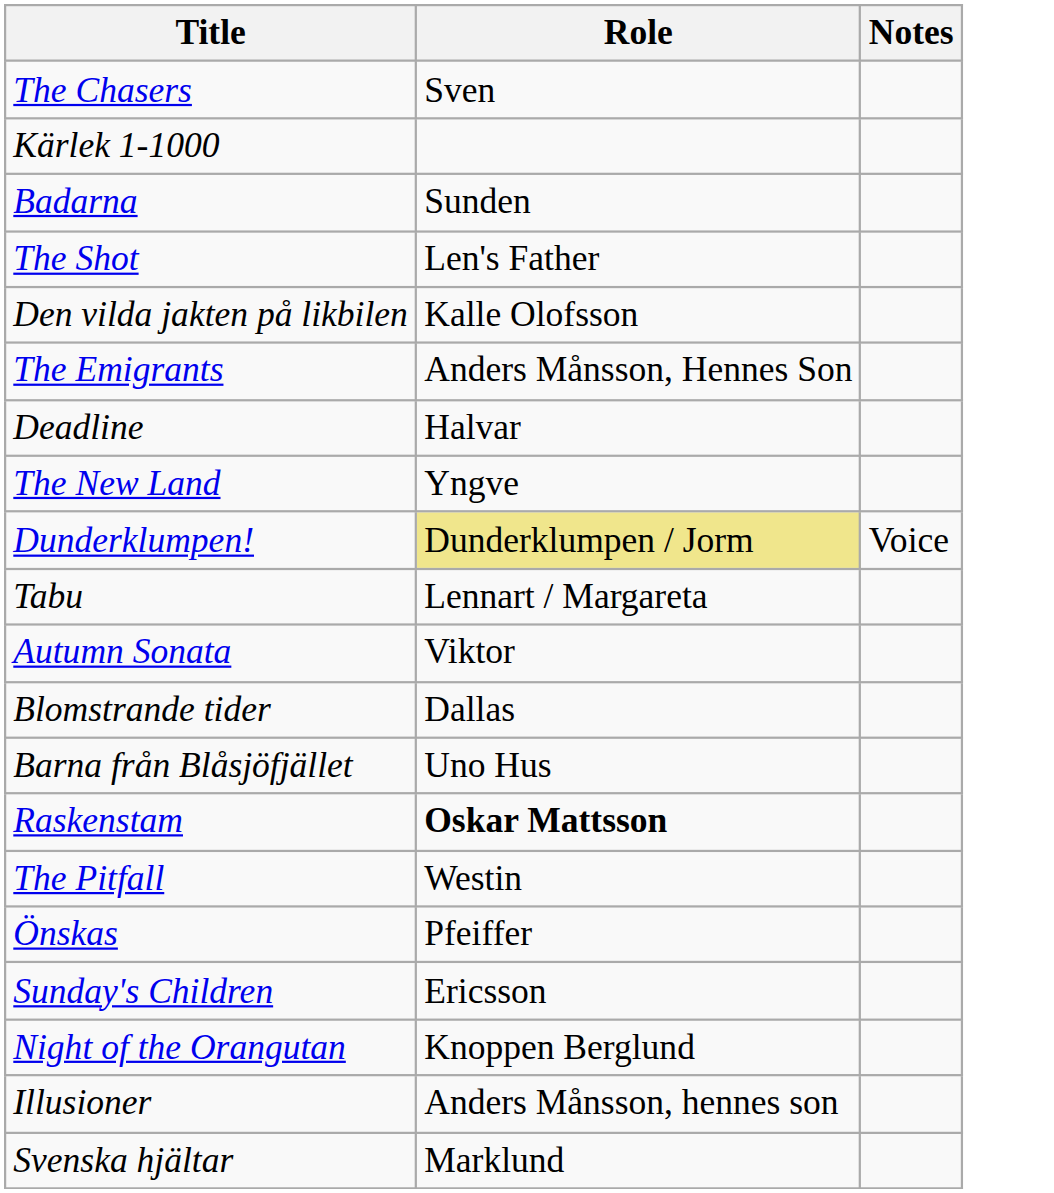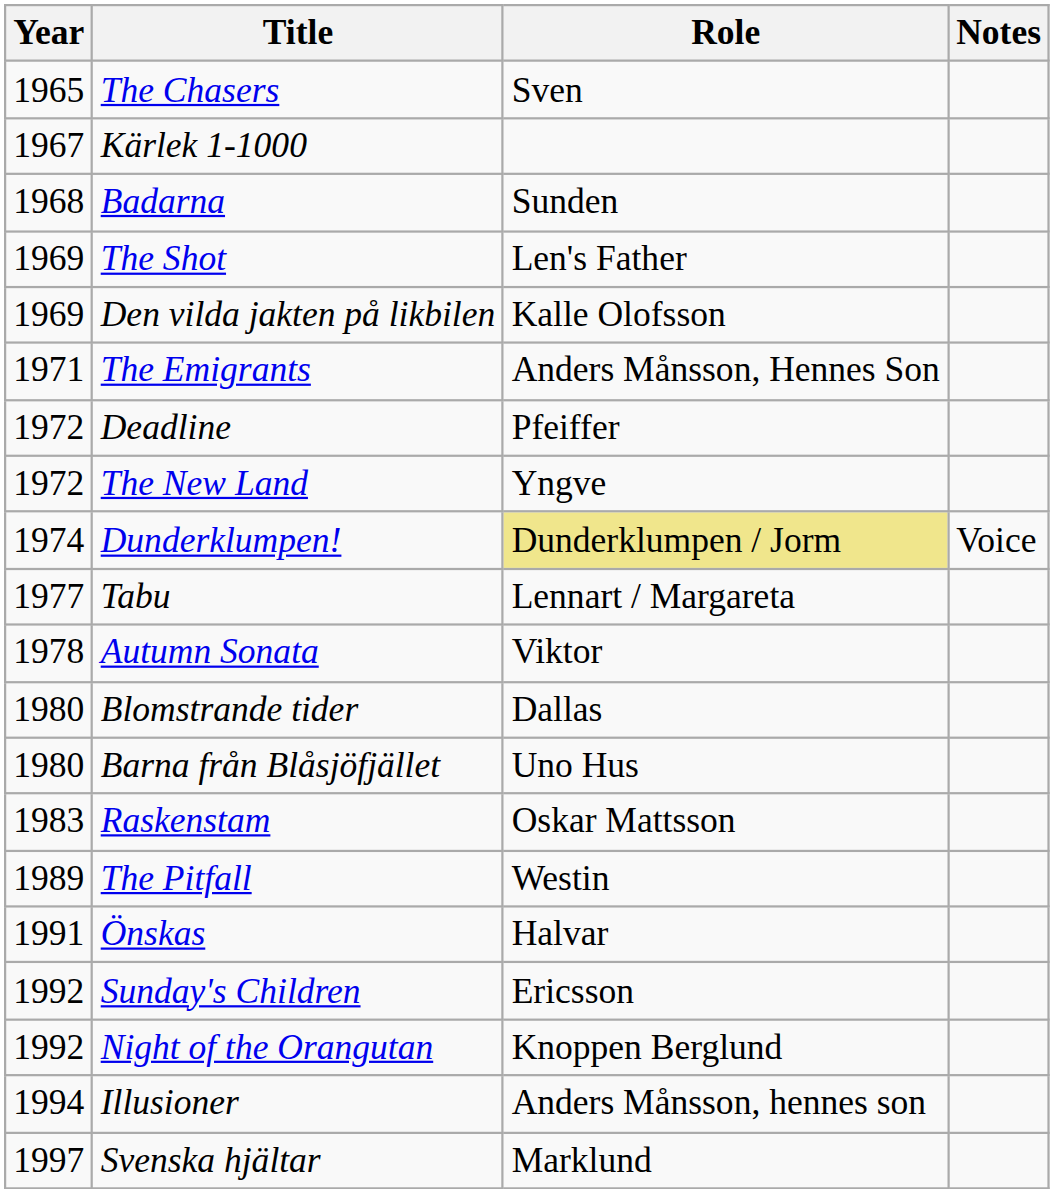+ column: (49, 32)
(473, 426) Halvar -> (566, 426) Pfeiffer
(546, 821) bold -> (624, 821) normal
(478, 933) Pfeiffer -> (560, 933) Halvar
